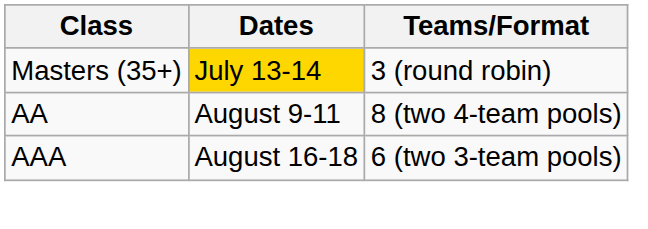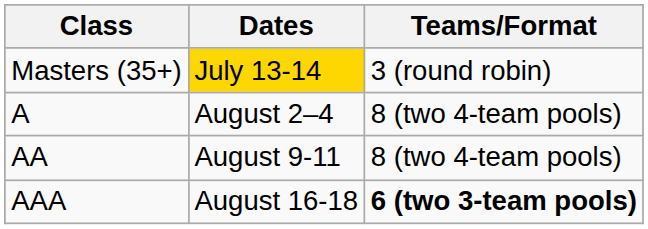+ row: (20, 113)
(496, 157) normal -> (504, 200) bold
